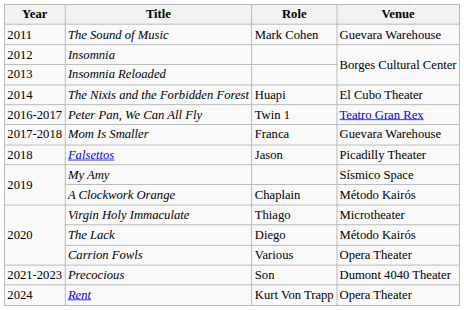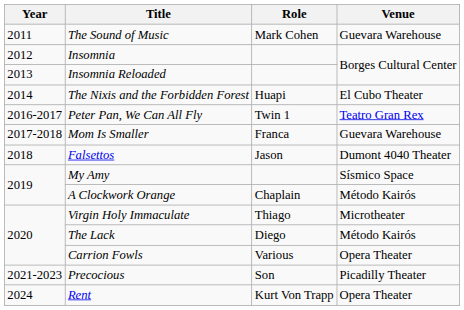(383, 154) Picadilly Theater -> (395, 154) Dumont 4040 Theater
(395, 275) Dumont 4040 Theater -> (383, 275) Picadilly Theater
